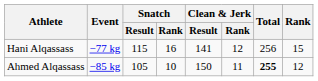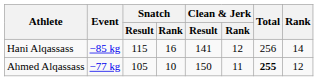(105, 49) −77 kg -> (105, 49) −85 kg
(298, 49) 15 -> (298, 49) 14
(105, 67) −85 kg -> (105, 67) −77 kg
